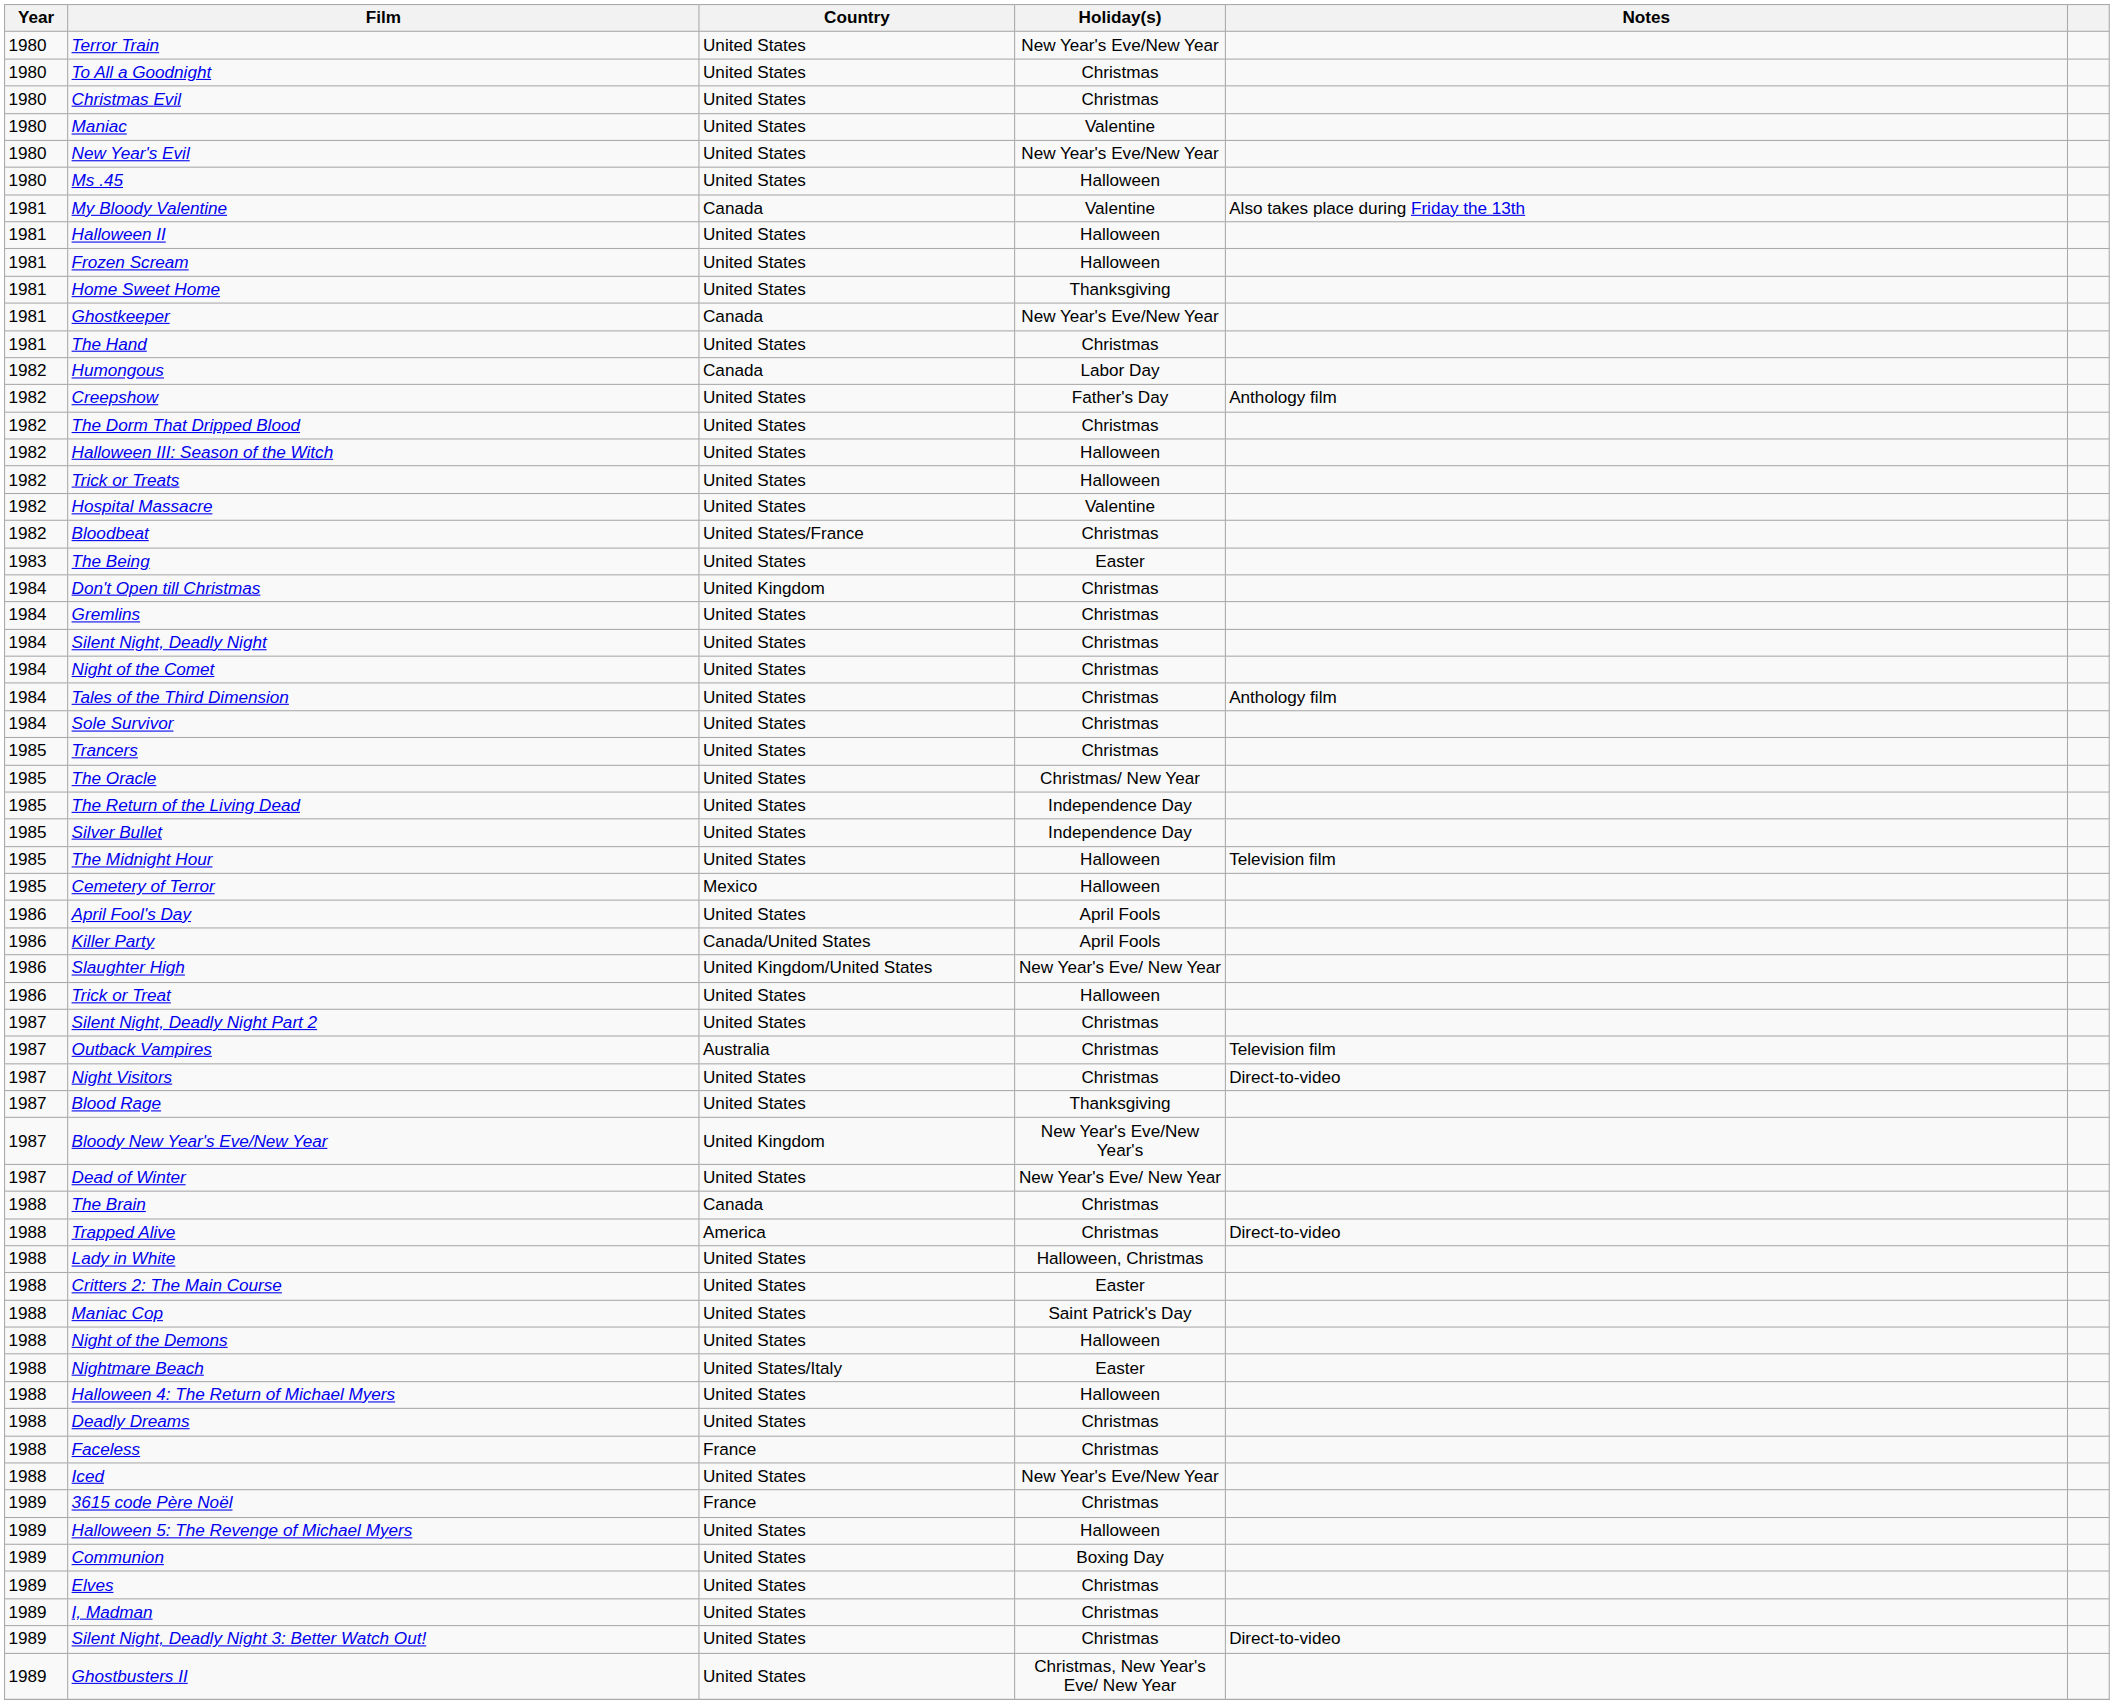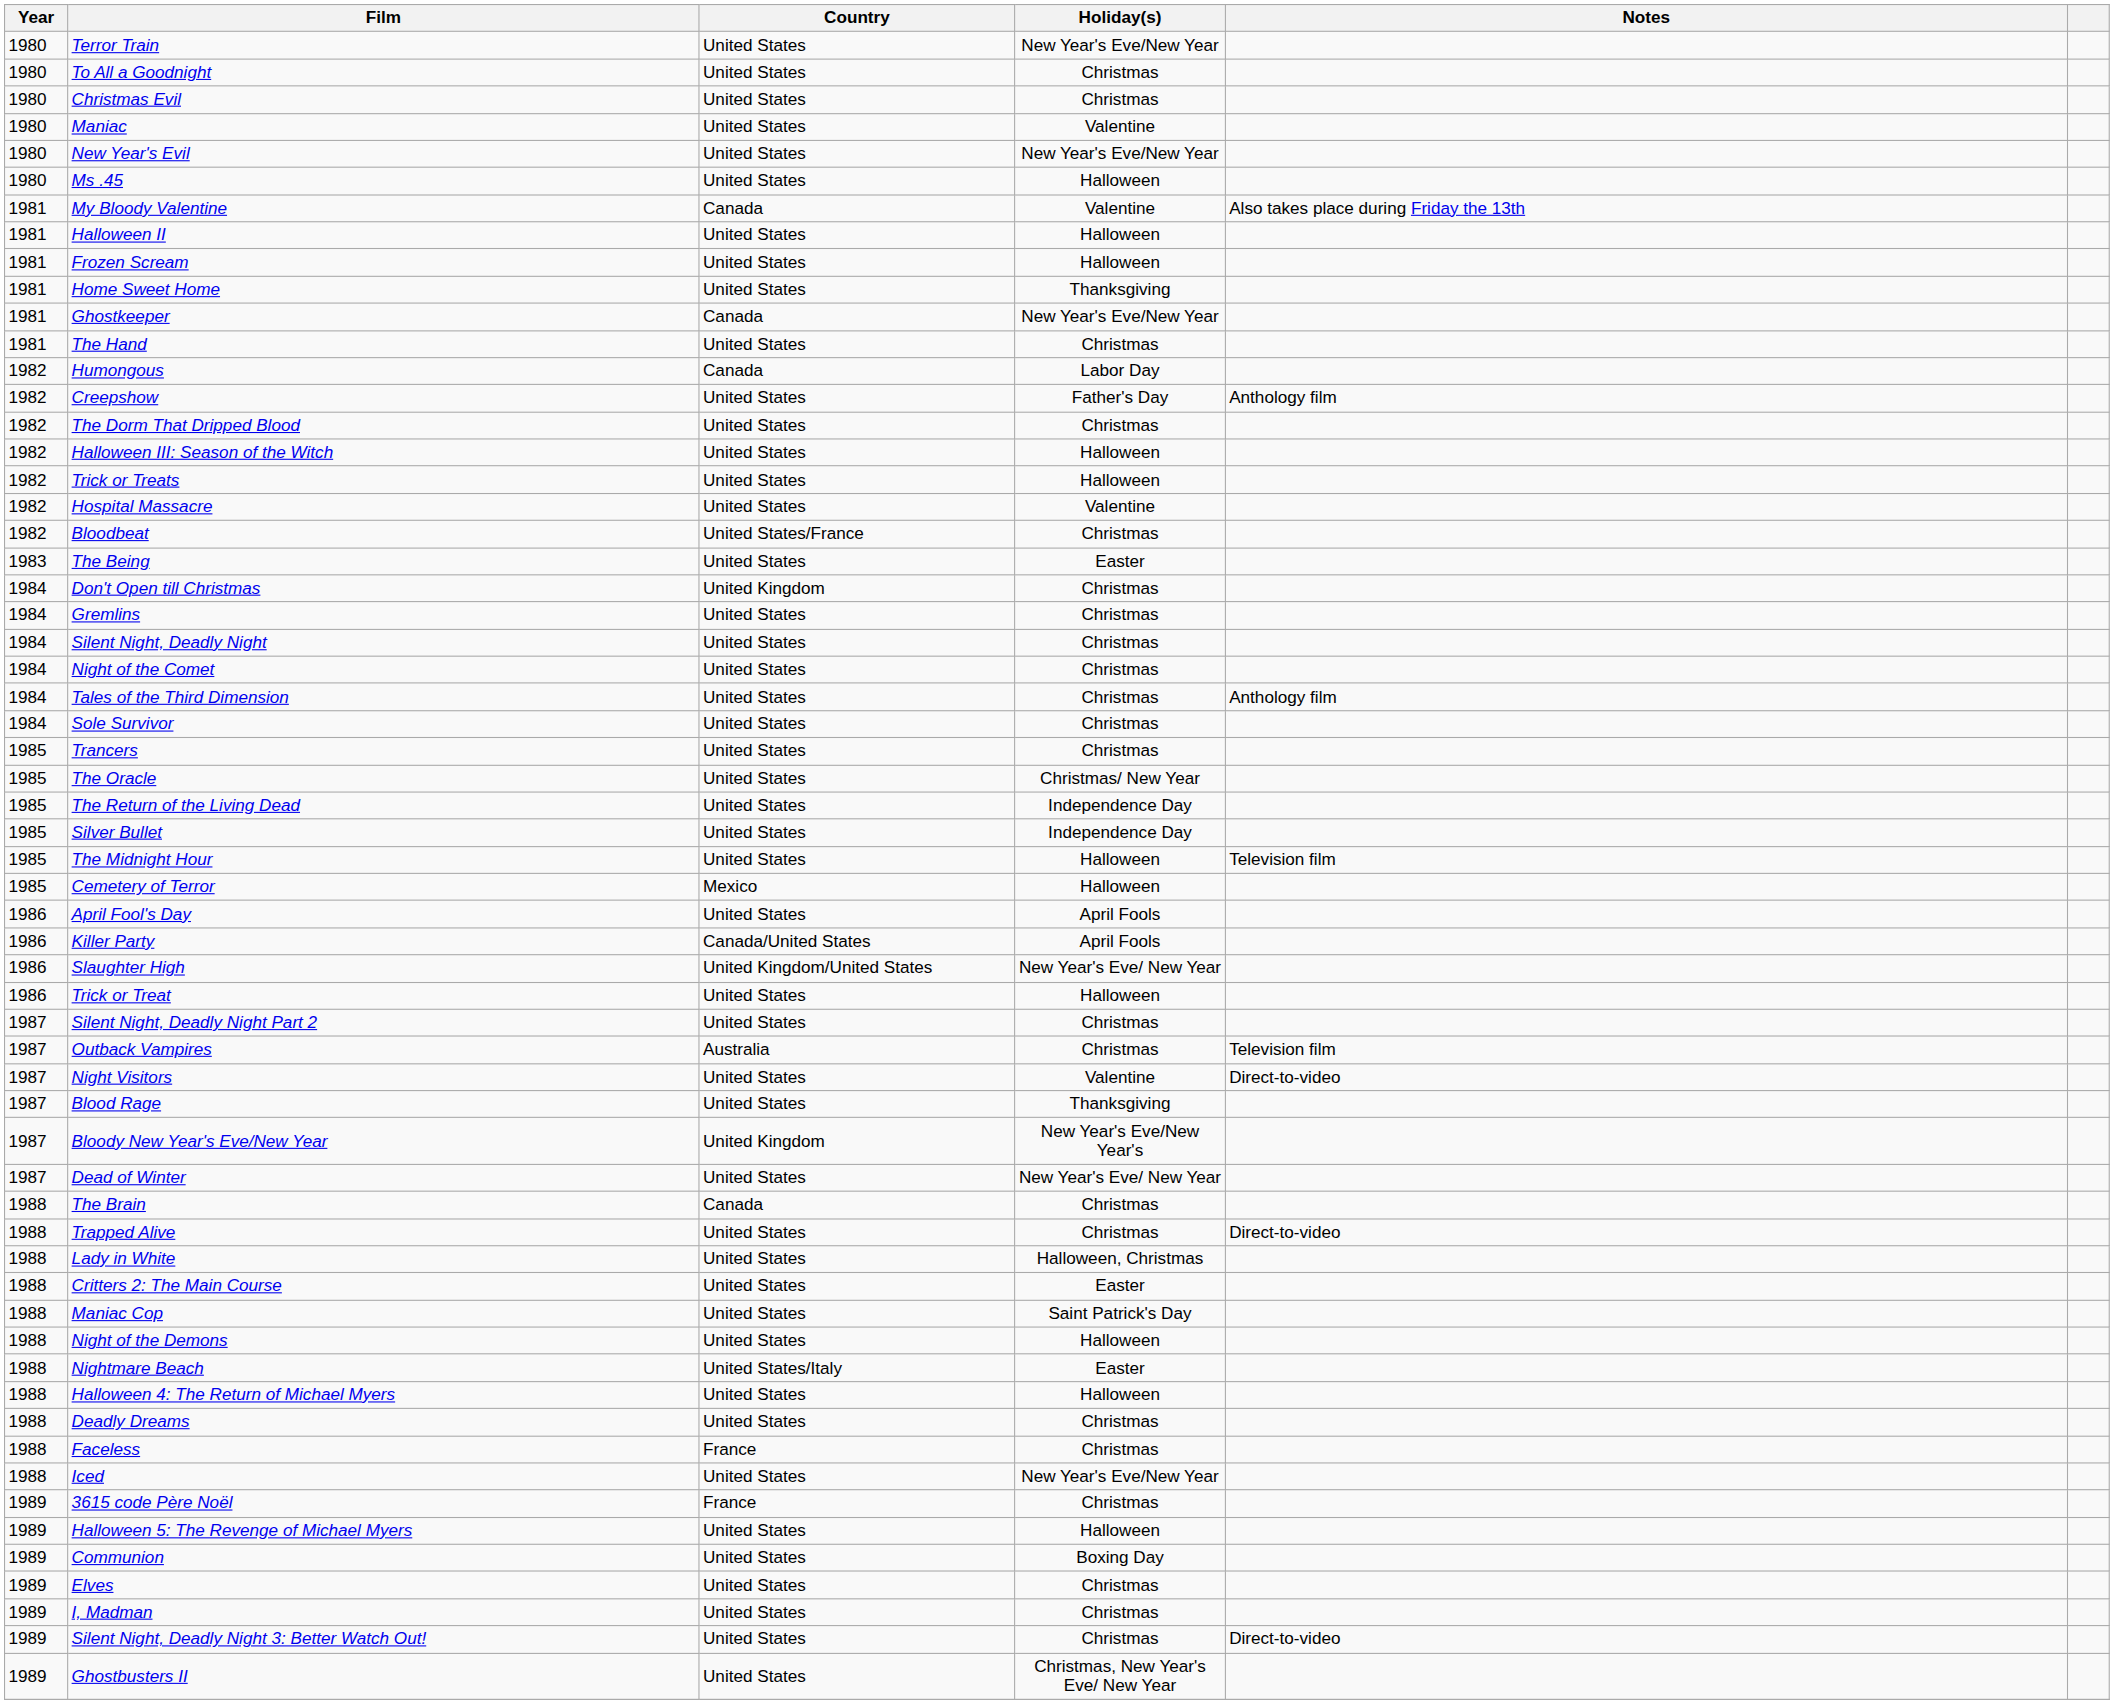(1120, 1076) Christmas -> (1120, 1076) Valentine
(734, 1231) America -> (754, 1231) United States
